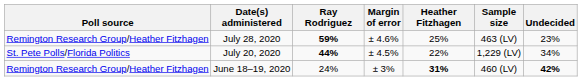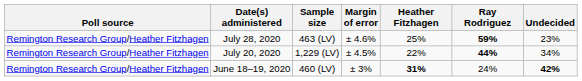columns swapped: (499, 18) <-> (328, 18)
(68, 54) St. Pete Polls/Florida Politics -> (108, 54) Remington Research Group/Heather Fitzhagen
